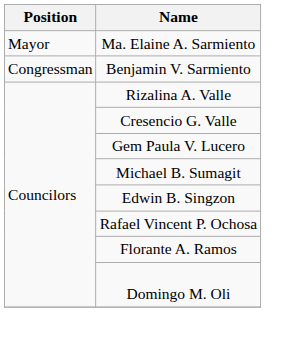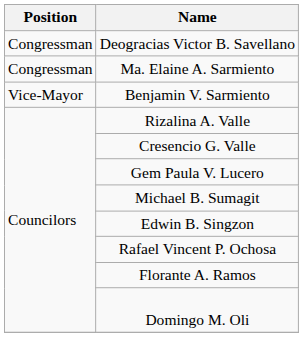+ row: (197, 43)
(29, 43) Mayor -> (50, 69) Congressman
(50, 69) Congressman -> (46, 95) Vice-Mayor
